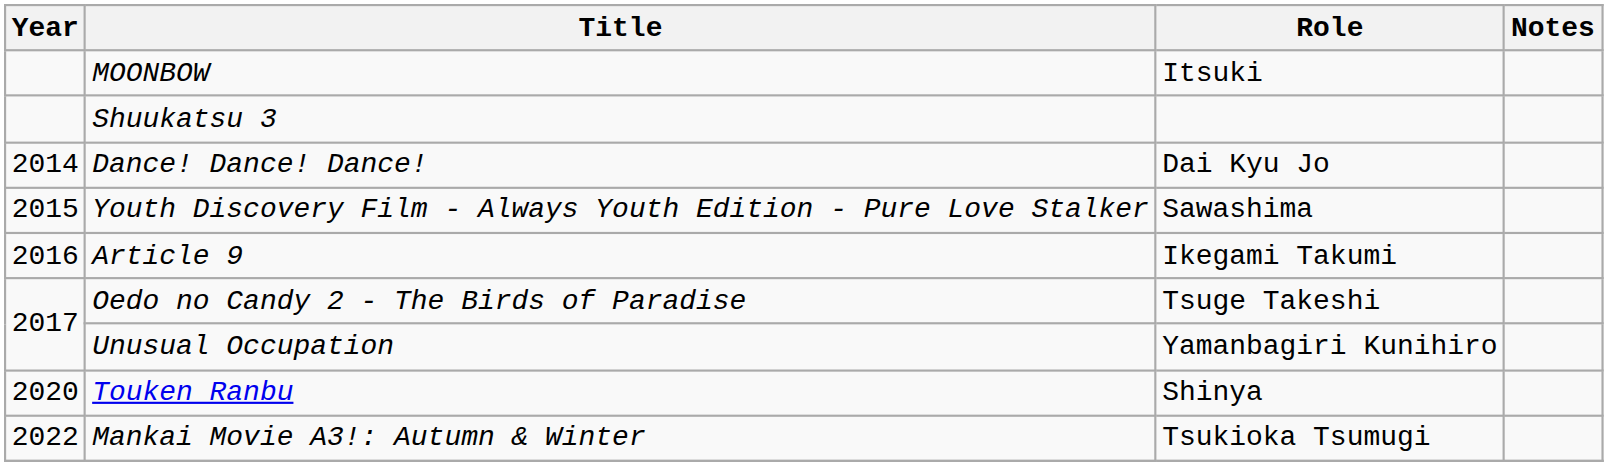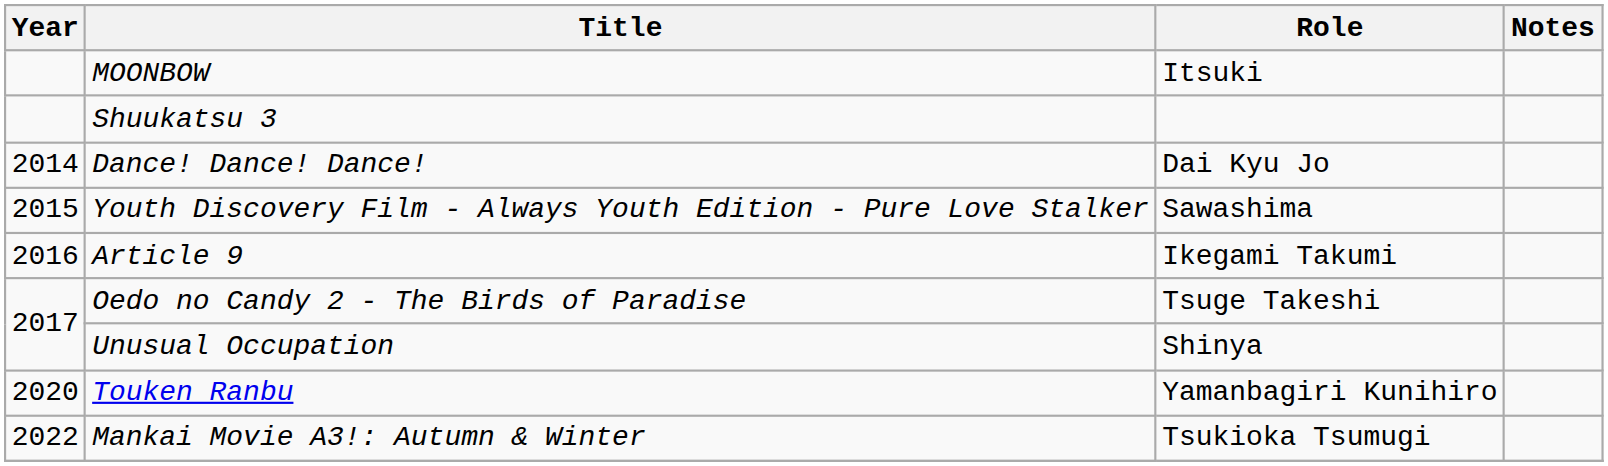(1330, 347) Yamanbagiri Kunihiro -> (1212, 347) Shinya
(1212, 392) Shinya -> (1330, 392) Yamanbagiri Kunihiro
